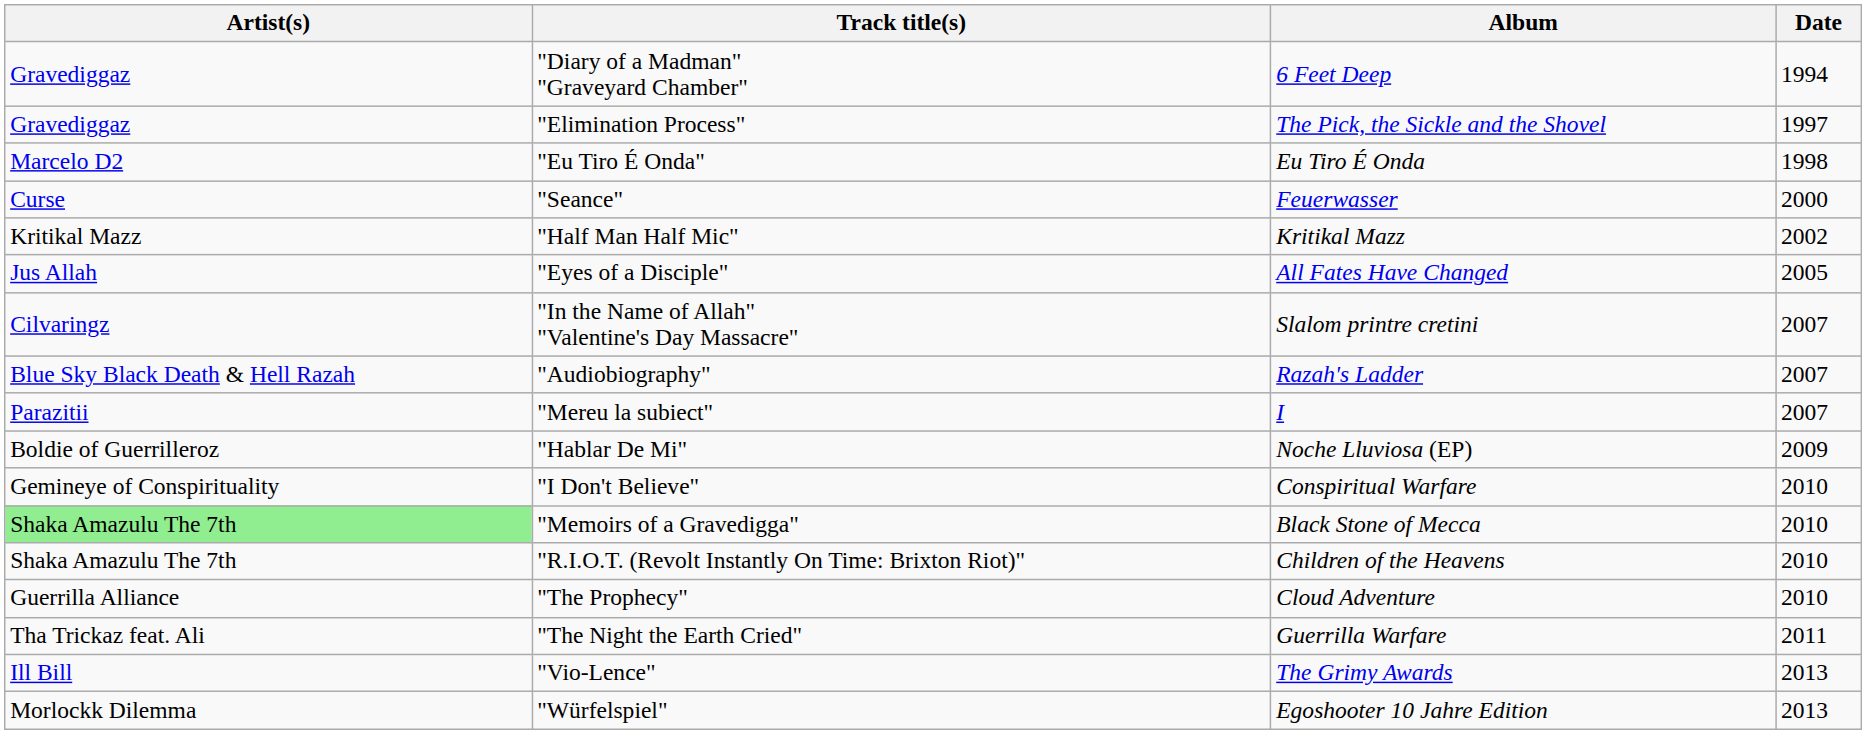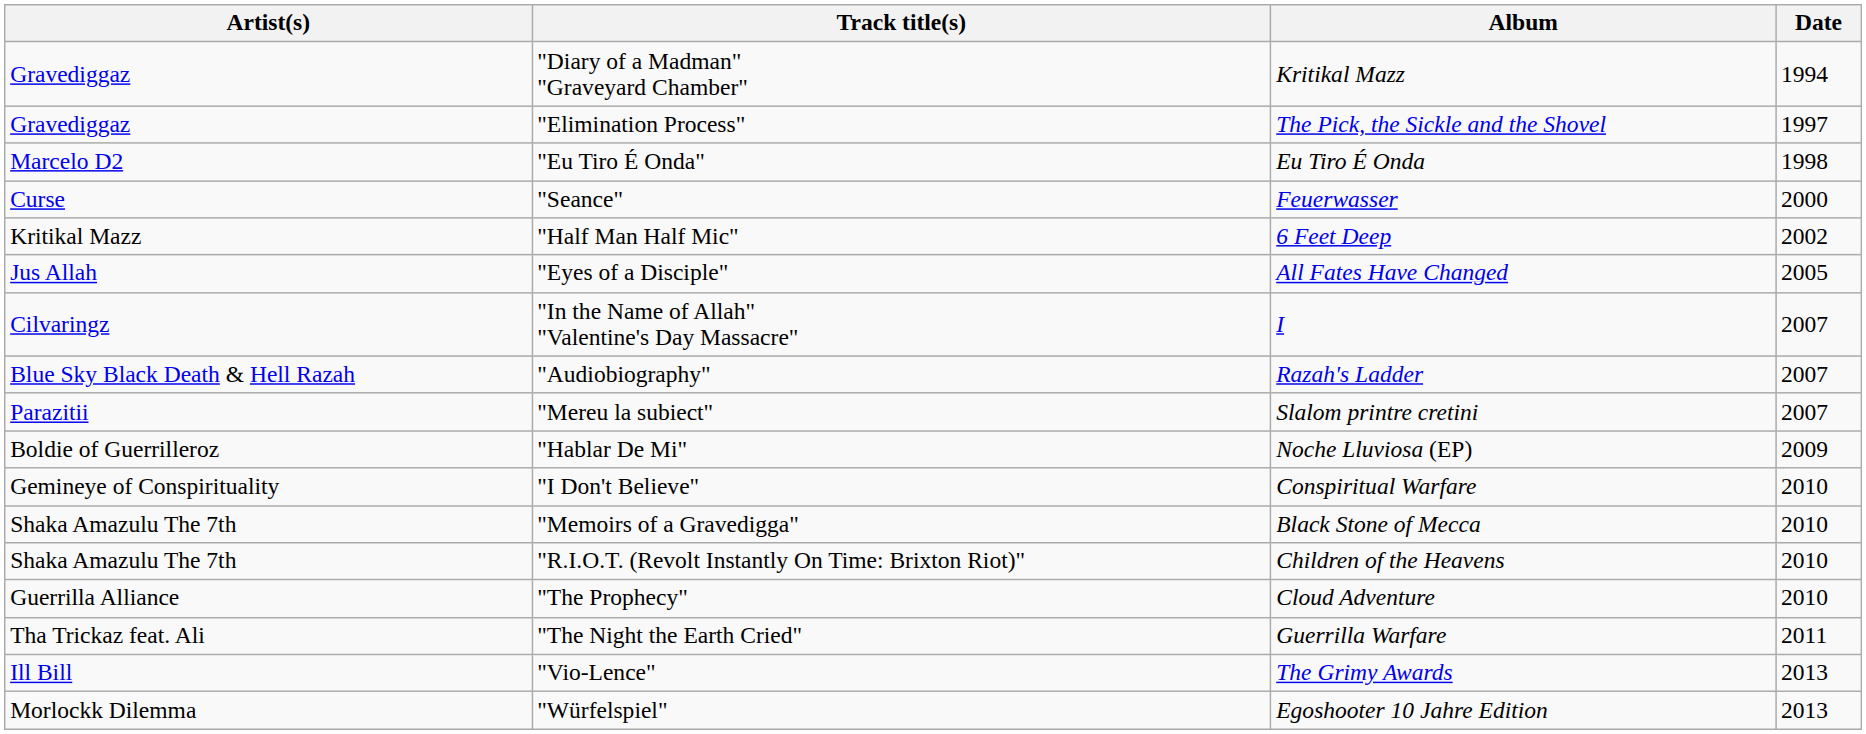(1334, 73) 6 Feet Deep -> (1341, 73) Kritikal Mazz
(1341, 236) Kritikal Mazz -> (1334, 236) 6 Feet Deep
(1377, 323) Slalom printre cretini -> (1280, 323) I
(1280, 411) I -> (1377, 411) Slalom printre cretini
(123, 523) lightgreen background -> (123, 523) no background
